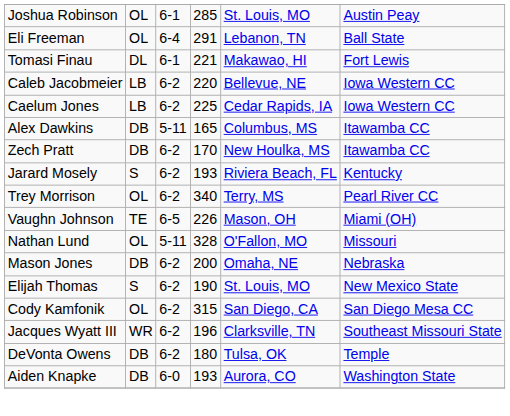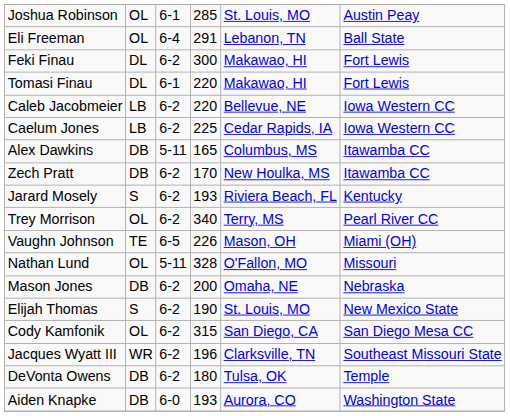+ row: (41, 60)
(205, 60) 221 -> (205, 83) 220
